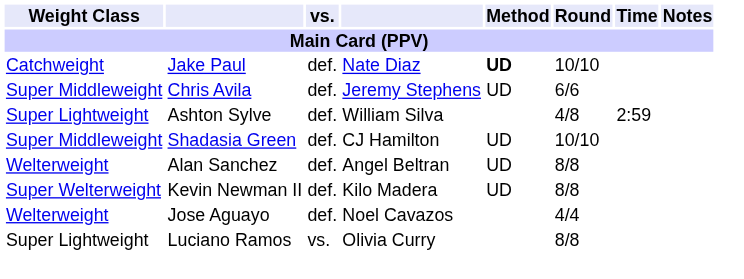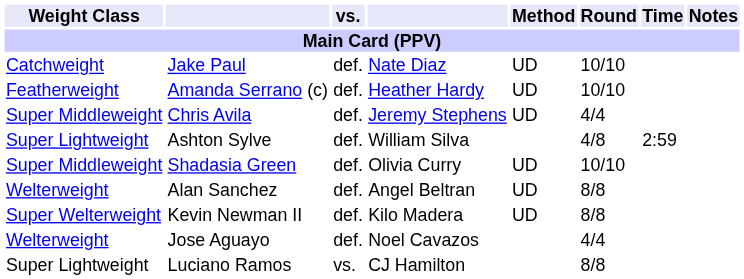(499, 66) bold -> (525, 66) normal
+ row: (248, 90)
(567, 90) 6/6 -> (593, 115) 4/4
(391, 140) CJ Hamilton -> (415, 165) Olivia Curry
(389, 240) Olivia Curry -> (417, 265) CJ Hamilton
